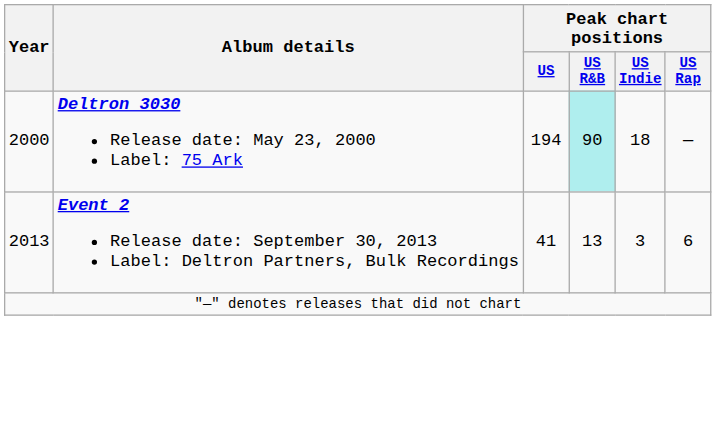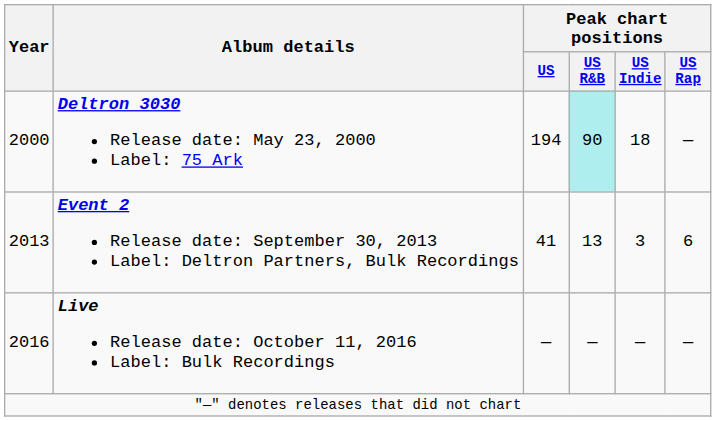+ row: (288, 335)
